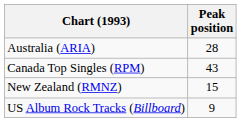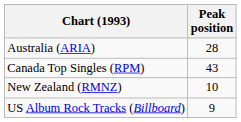(212, 87) 15 -> (212, 87) 10
